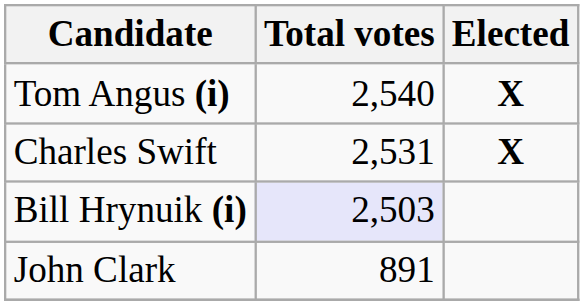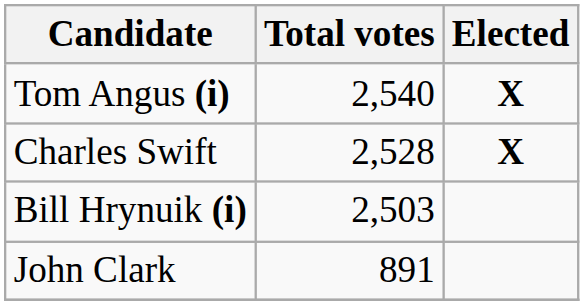(393, 151) 2,531 -> (393, 151) 2,528
(393, 210) lavender background -> (393, 210) no background
